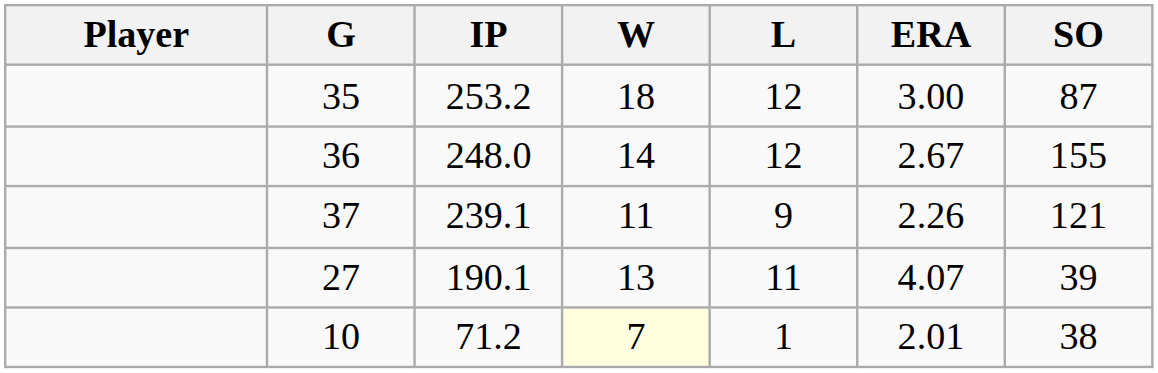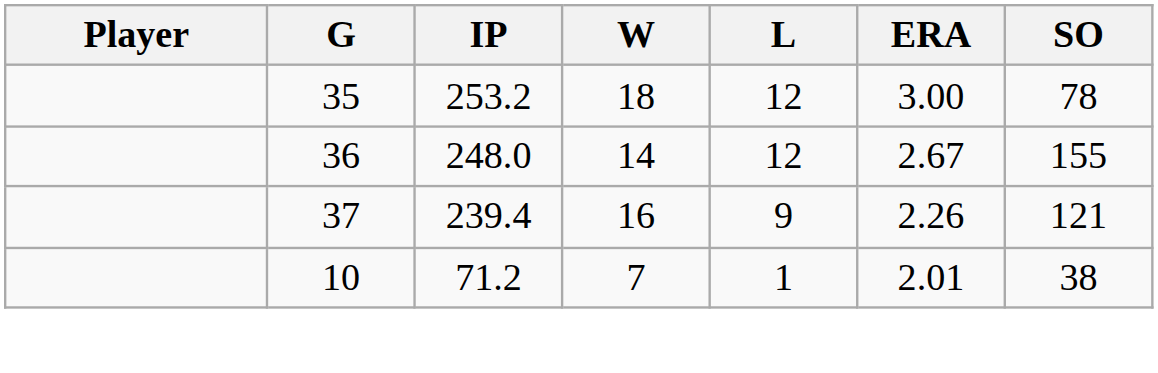(1078, 95) 87 -> (1078, 95) 78
(489, 215) 239.1 -> (489, 215) 239.4
(636, 215) 11 -> (636, 215) 16
- row: (341, 276)
(636, 336) lightyellow background -> (636, 276) no background
